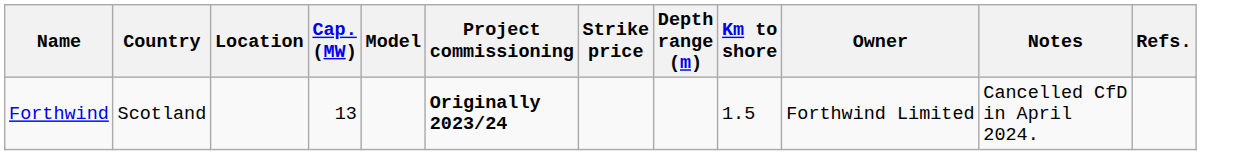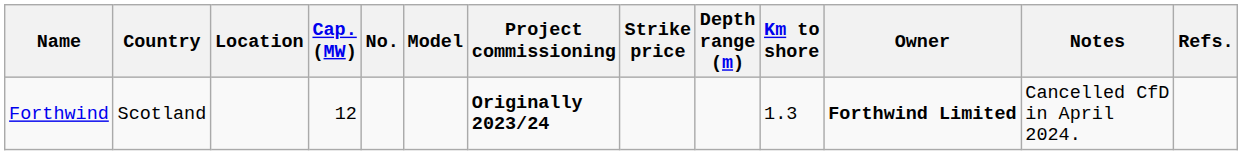+ column: (382, 41)
(346, 114) 13 -> (346, 114) 12
(739, 114) 1.5 -> (781, 114) 1.3
(880, 114) normal -> (922, 114) bold
